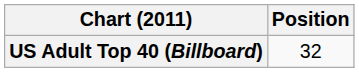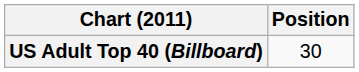(311, 51) 32 -> (311, 51) 30
